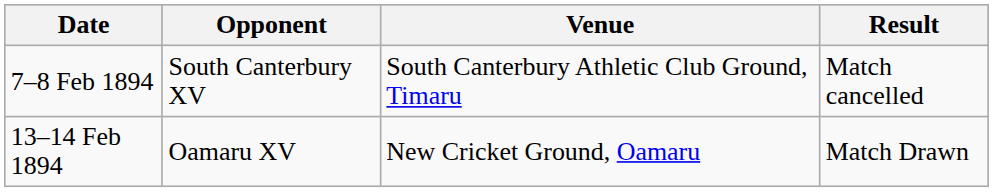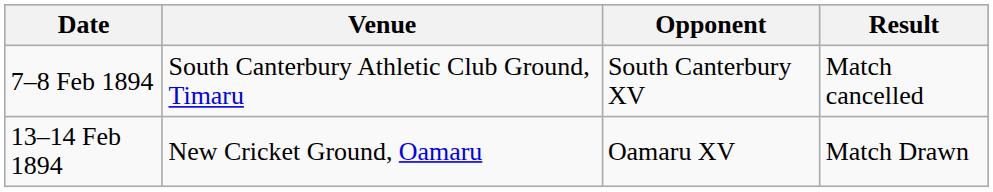columns swapped: (271, 25) <-> (600, 25)
